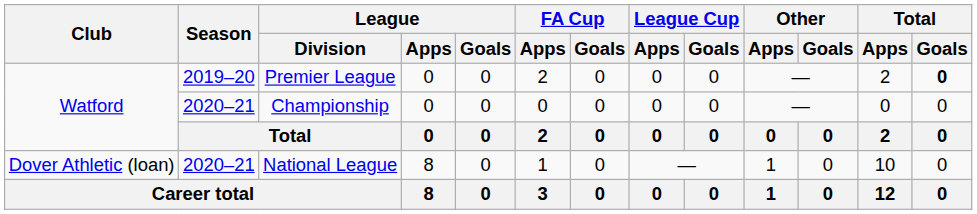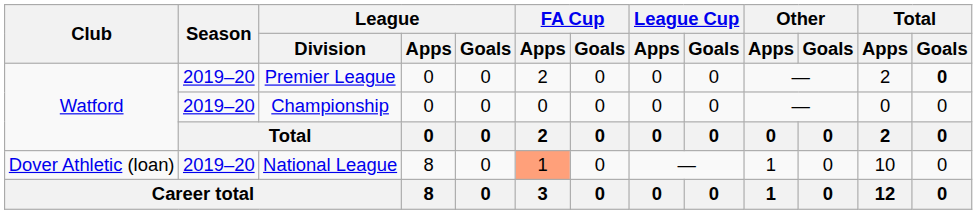(219, 106) 2020–21 -> (219, 106) 2019–20
(219, 164) 2020–21 -> (219, 164) 2019–20
(543, 164) no background -> (543, 164) lightsalmon background
